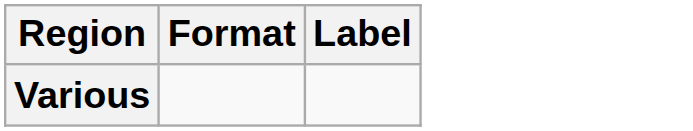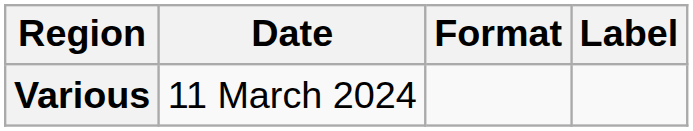+ column: (292, 34)
